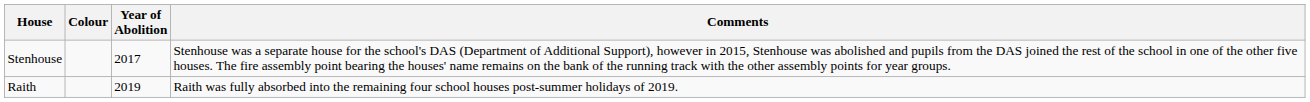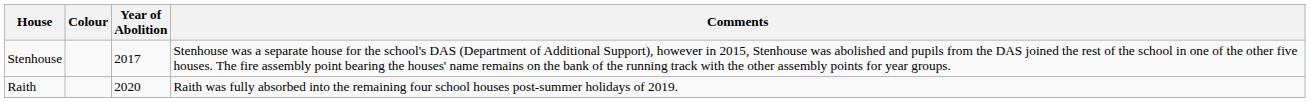(127, 87) 2019 -> (127, 87) 2020
